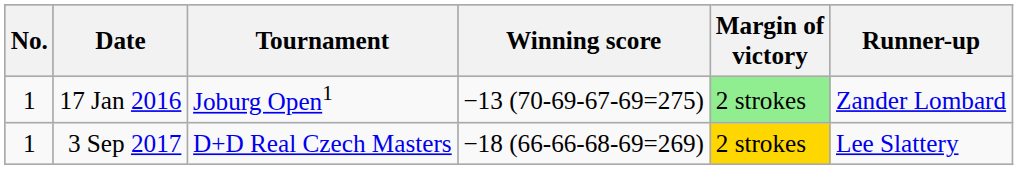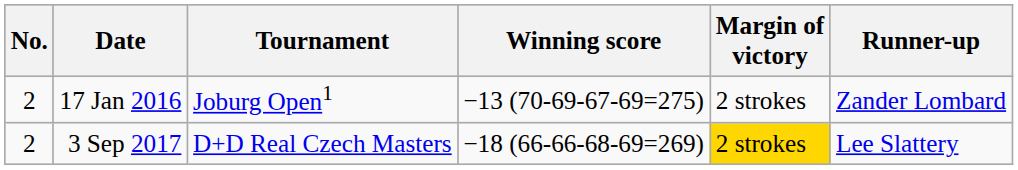(29, 99) 1 -> (29, 99) 2
(761, 99) lightgreen background -> (761, 99) no background
(29, 143) 1 -> (29, 143) 2
